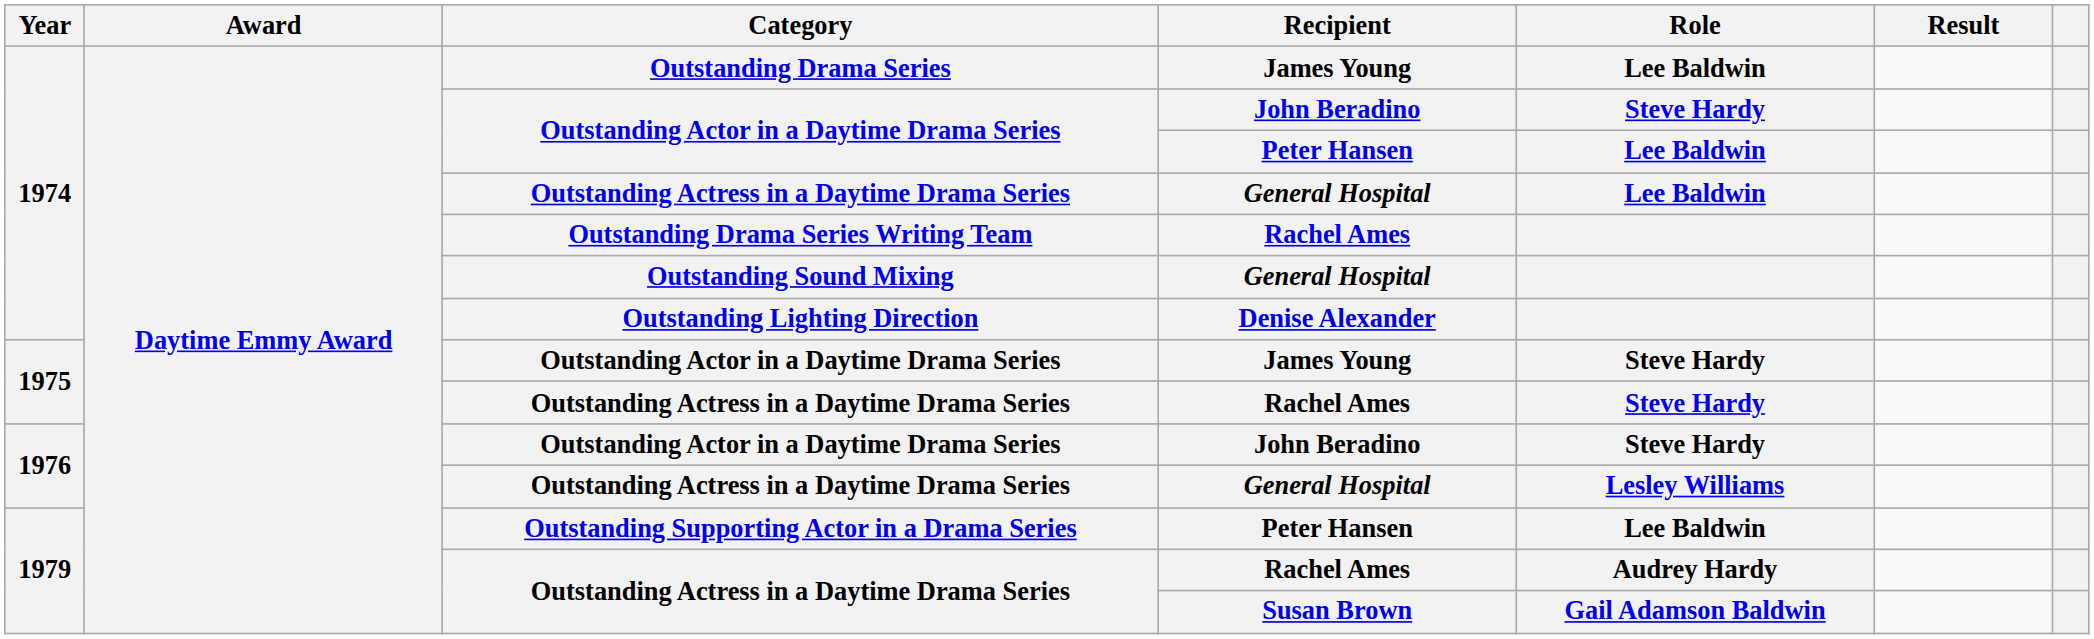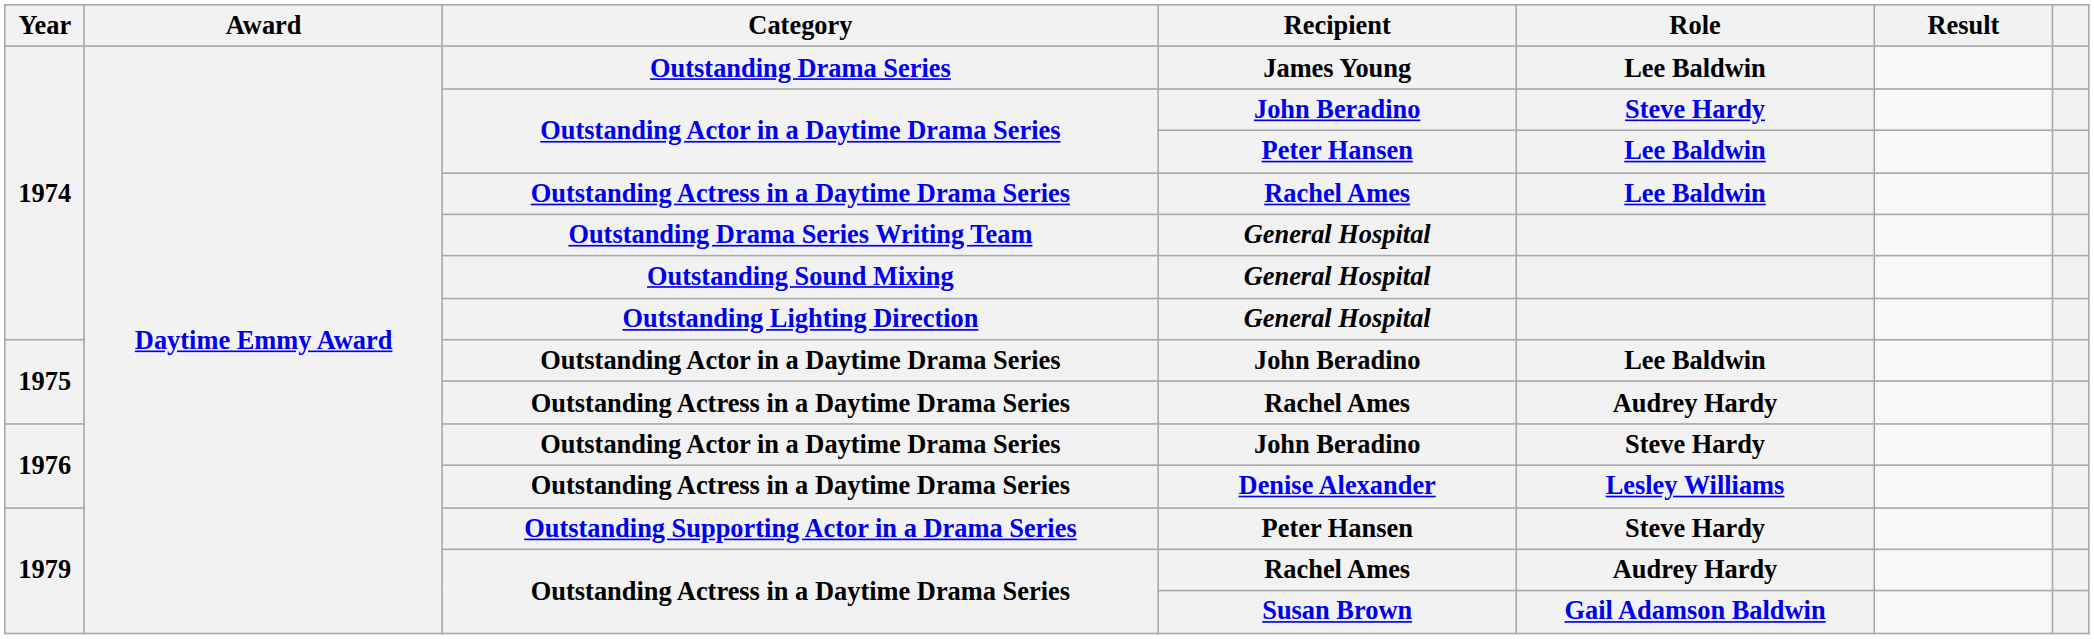(1337, 192) General Hospital -> (1337, 192) Rachel Ames
(1337, 234) Rachel Ames -> (1337, 234) General Hospital
(1337, 318) Denise Alexander -> (1337, 318) General Hospital
(1337, 360) James Young -> (1337, 360) John Beradino
(1695, 360) Steve Hardy -> (1695, 360) Lee Baldwin
(1695, 402) Steve Hardy -> (1695, 402) Audrey Hardy
(1337, 485) General Hospital -> (1337, 485) Denise Alexander
(1695, 527) Lee Baldwin -> (1695, 527) Steve Hardy
